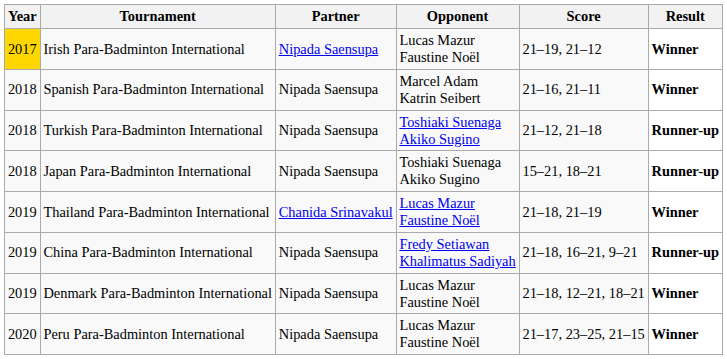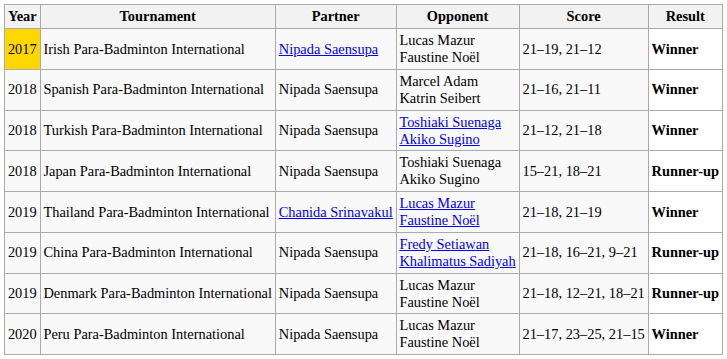(685, 130) Runner-up -> (675, 130) Winner
(675, 293) Winner -> (685, 293) Runner-up
